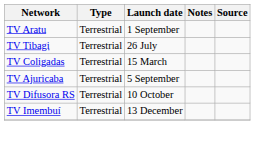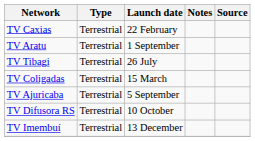+ row: (29, 29)
